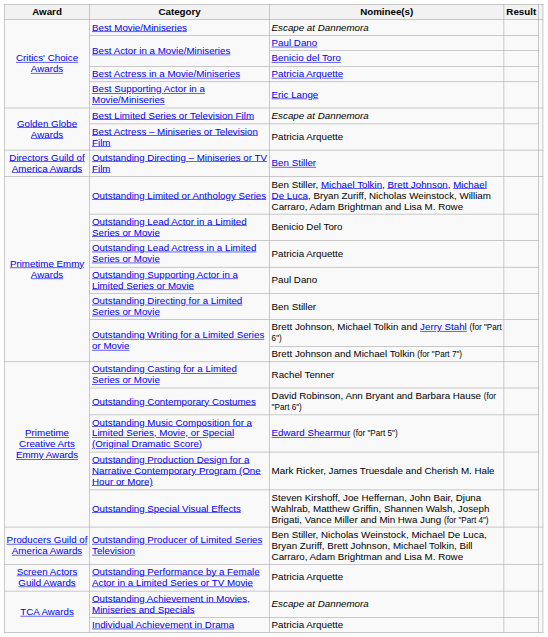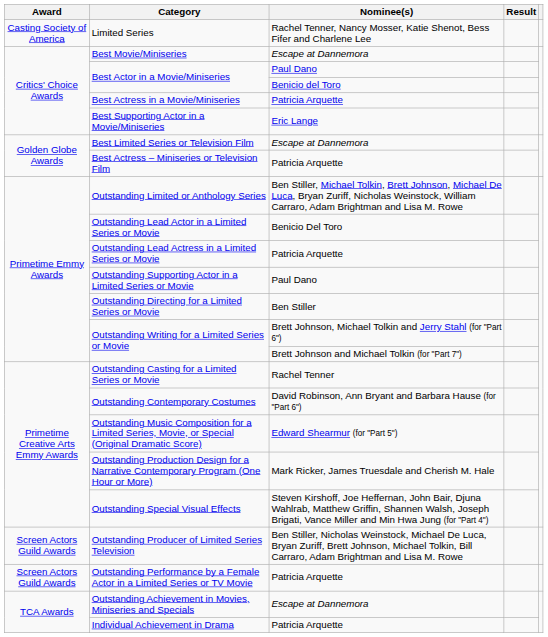+ row: (123, 33)
- row: (180, 163)
(47, 545) Producers Guild of America Awards -> (47, 545) Screen Actors Guild Awards
